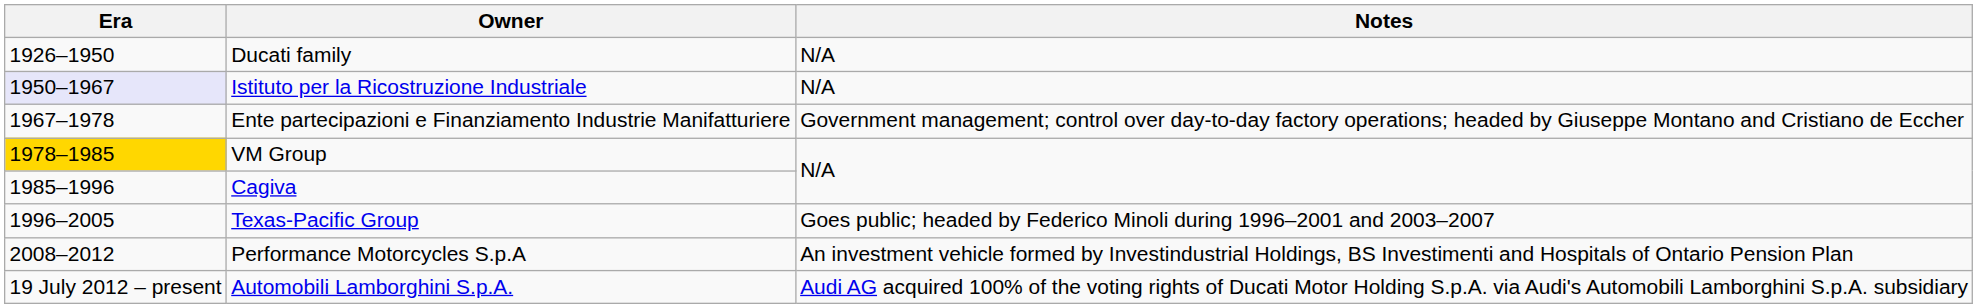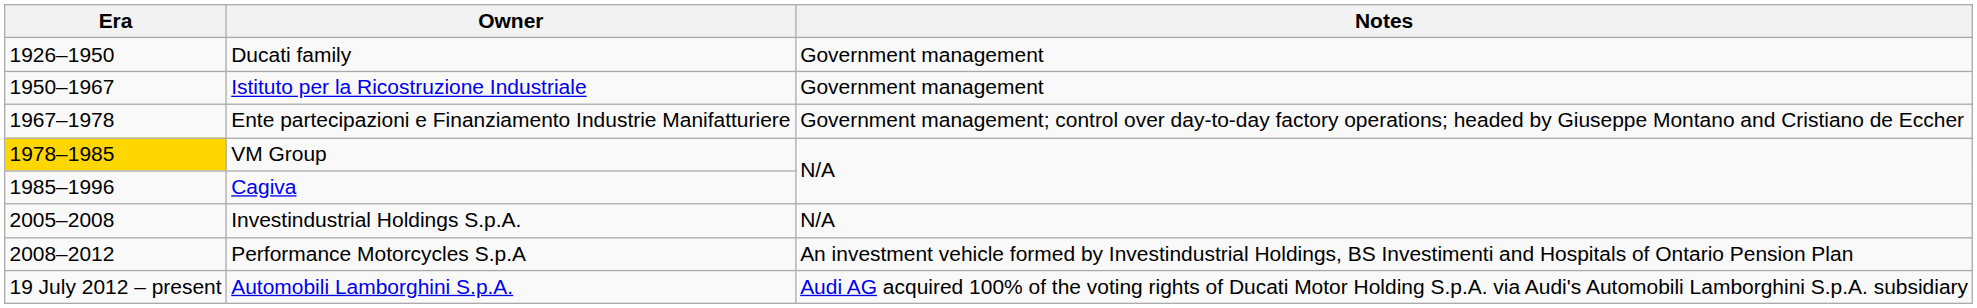(818, 54) N/A -> (922, 54) Government management
(62, 87) lavender background -> (62, 87) no background
(818, 87) N/A -> (922, 87) Government management
- row: (325, 220)
+ row: (376, 220)
